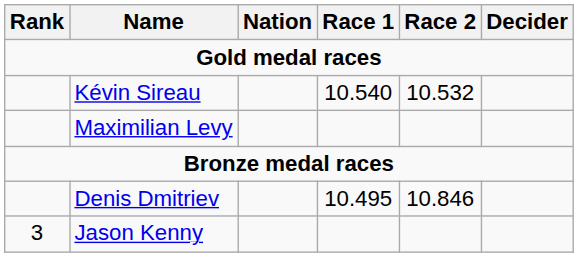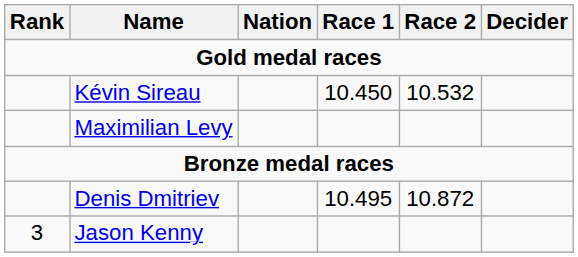(358, 92) 10.540 -> (358, 92) 10.450
(440, 198) 10.846 -> (440, 198) 10.872
